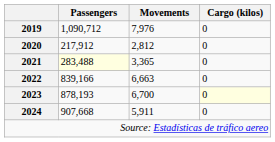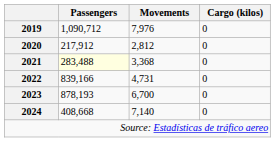(143, 62) 3,365 -> (143, 62) 3,368
(143, 79) 6,663 -> (143, 79) 4,731
(205, 95) lightyellow background -> (205, 95) no background
(77, 112) 907,668 -> (77, 112) 408,668
(143, 112) 5,911 -> (143, 112) 7,140
